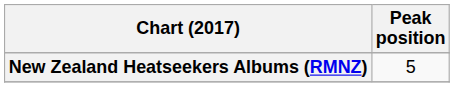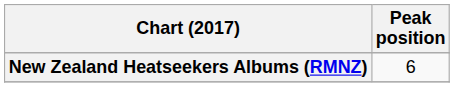(411, 67) 5 -> (411, 67) 6
